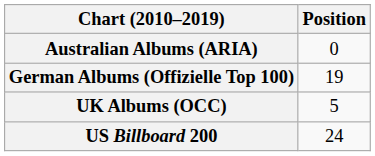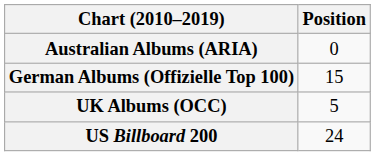(334, 77) 19 -> (334, 77) 15
